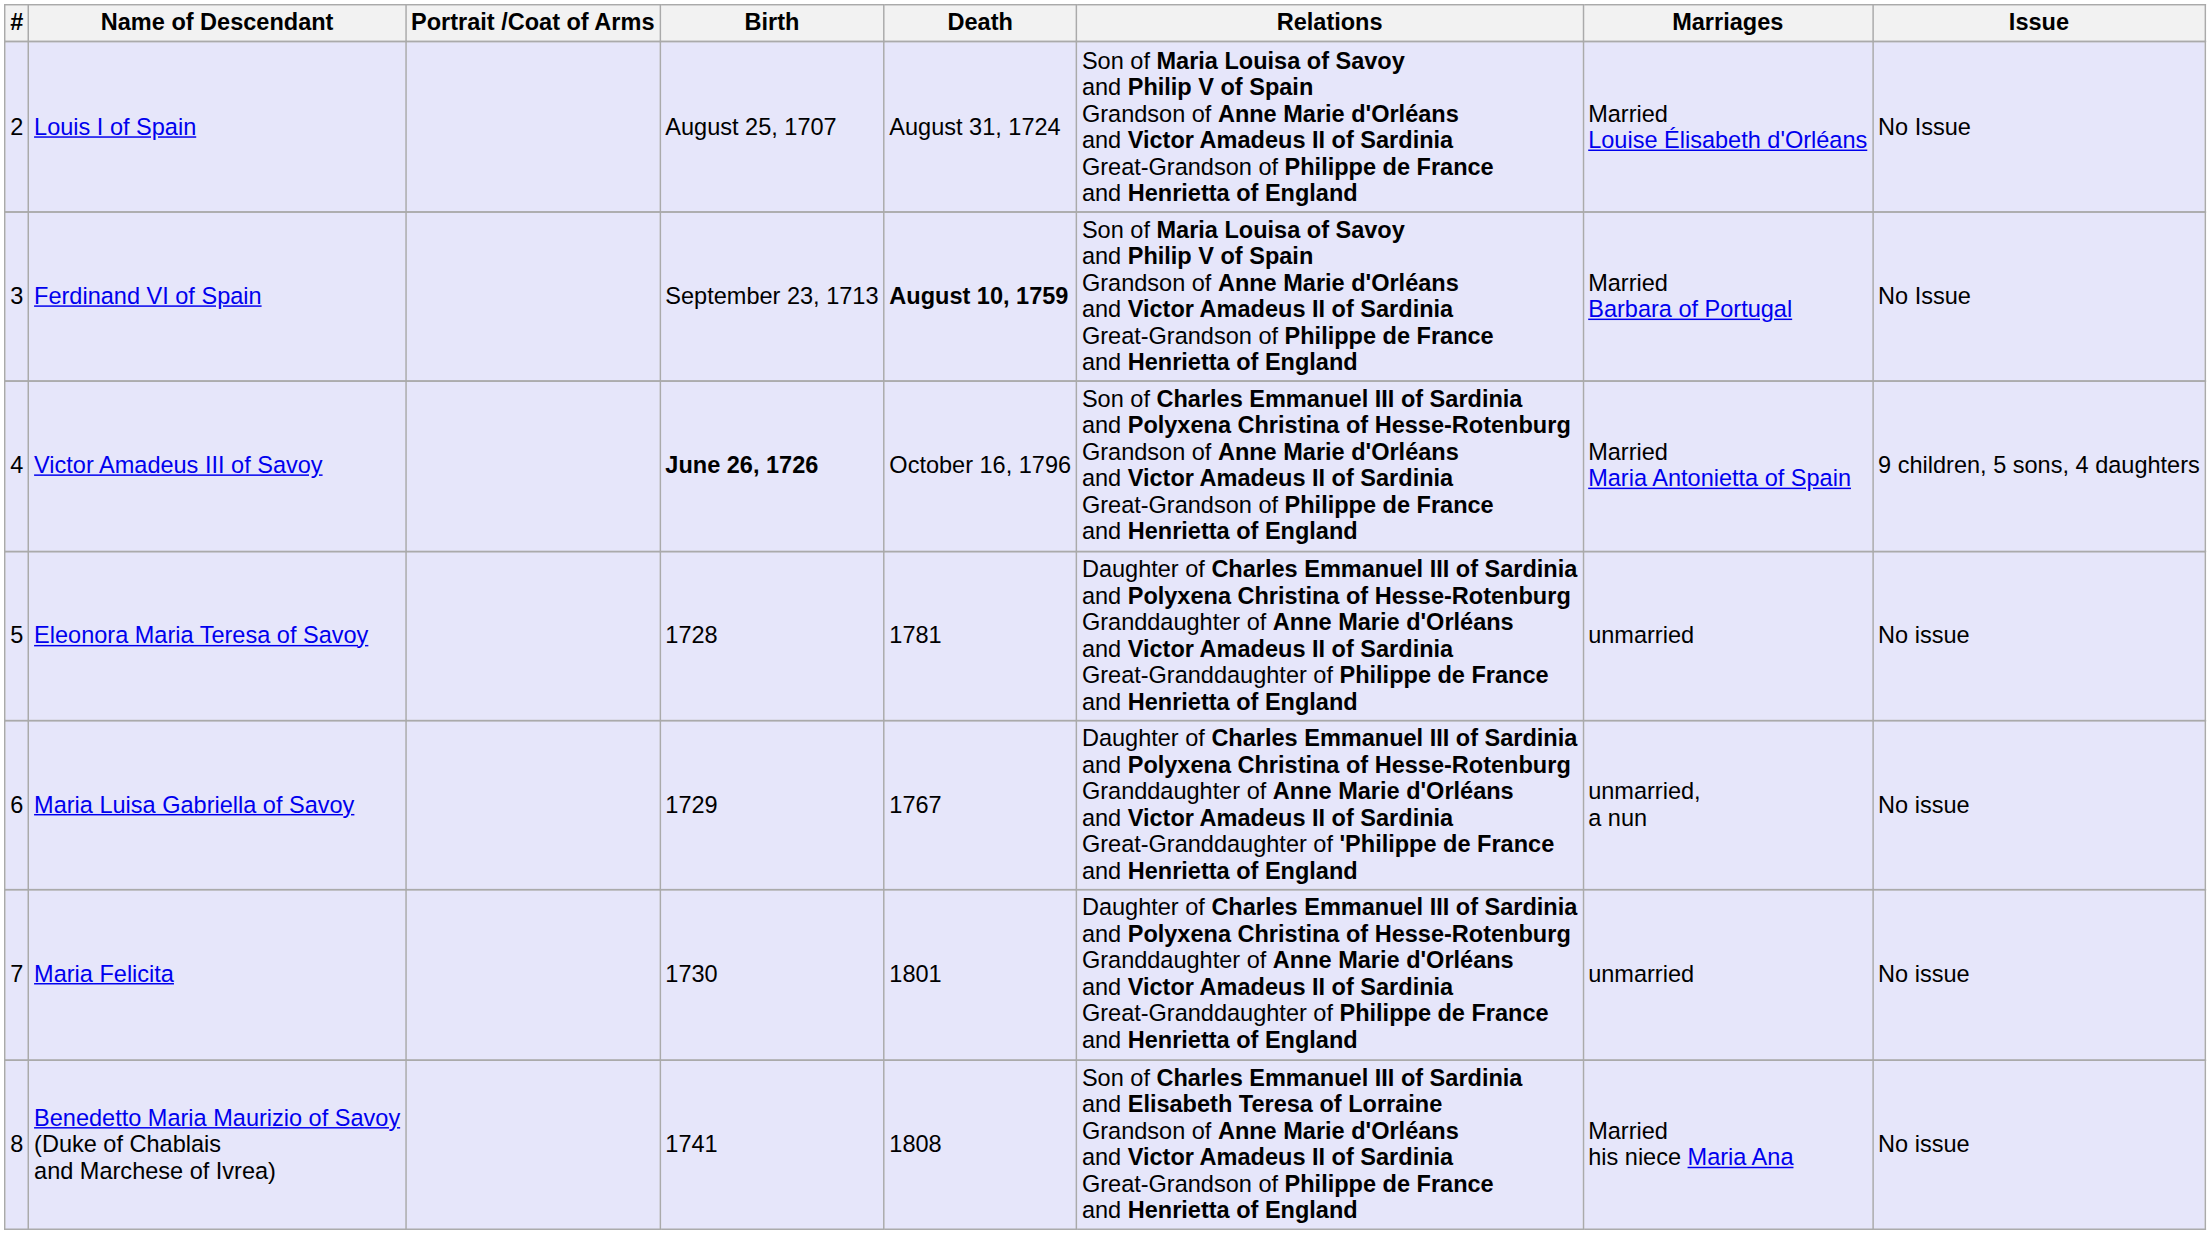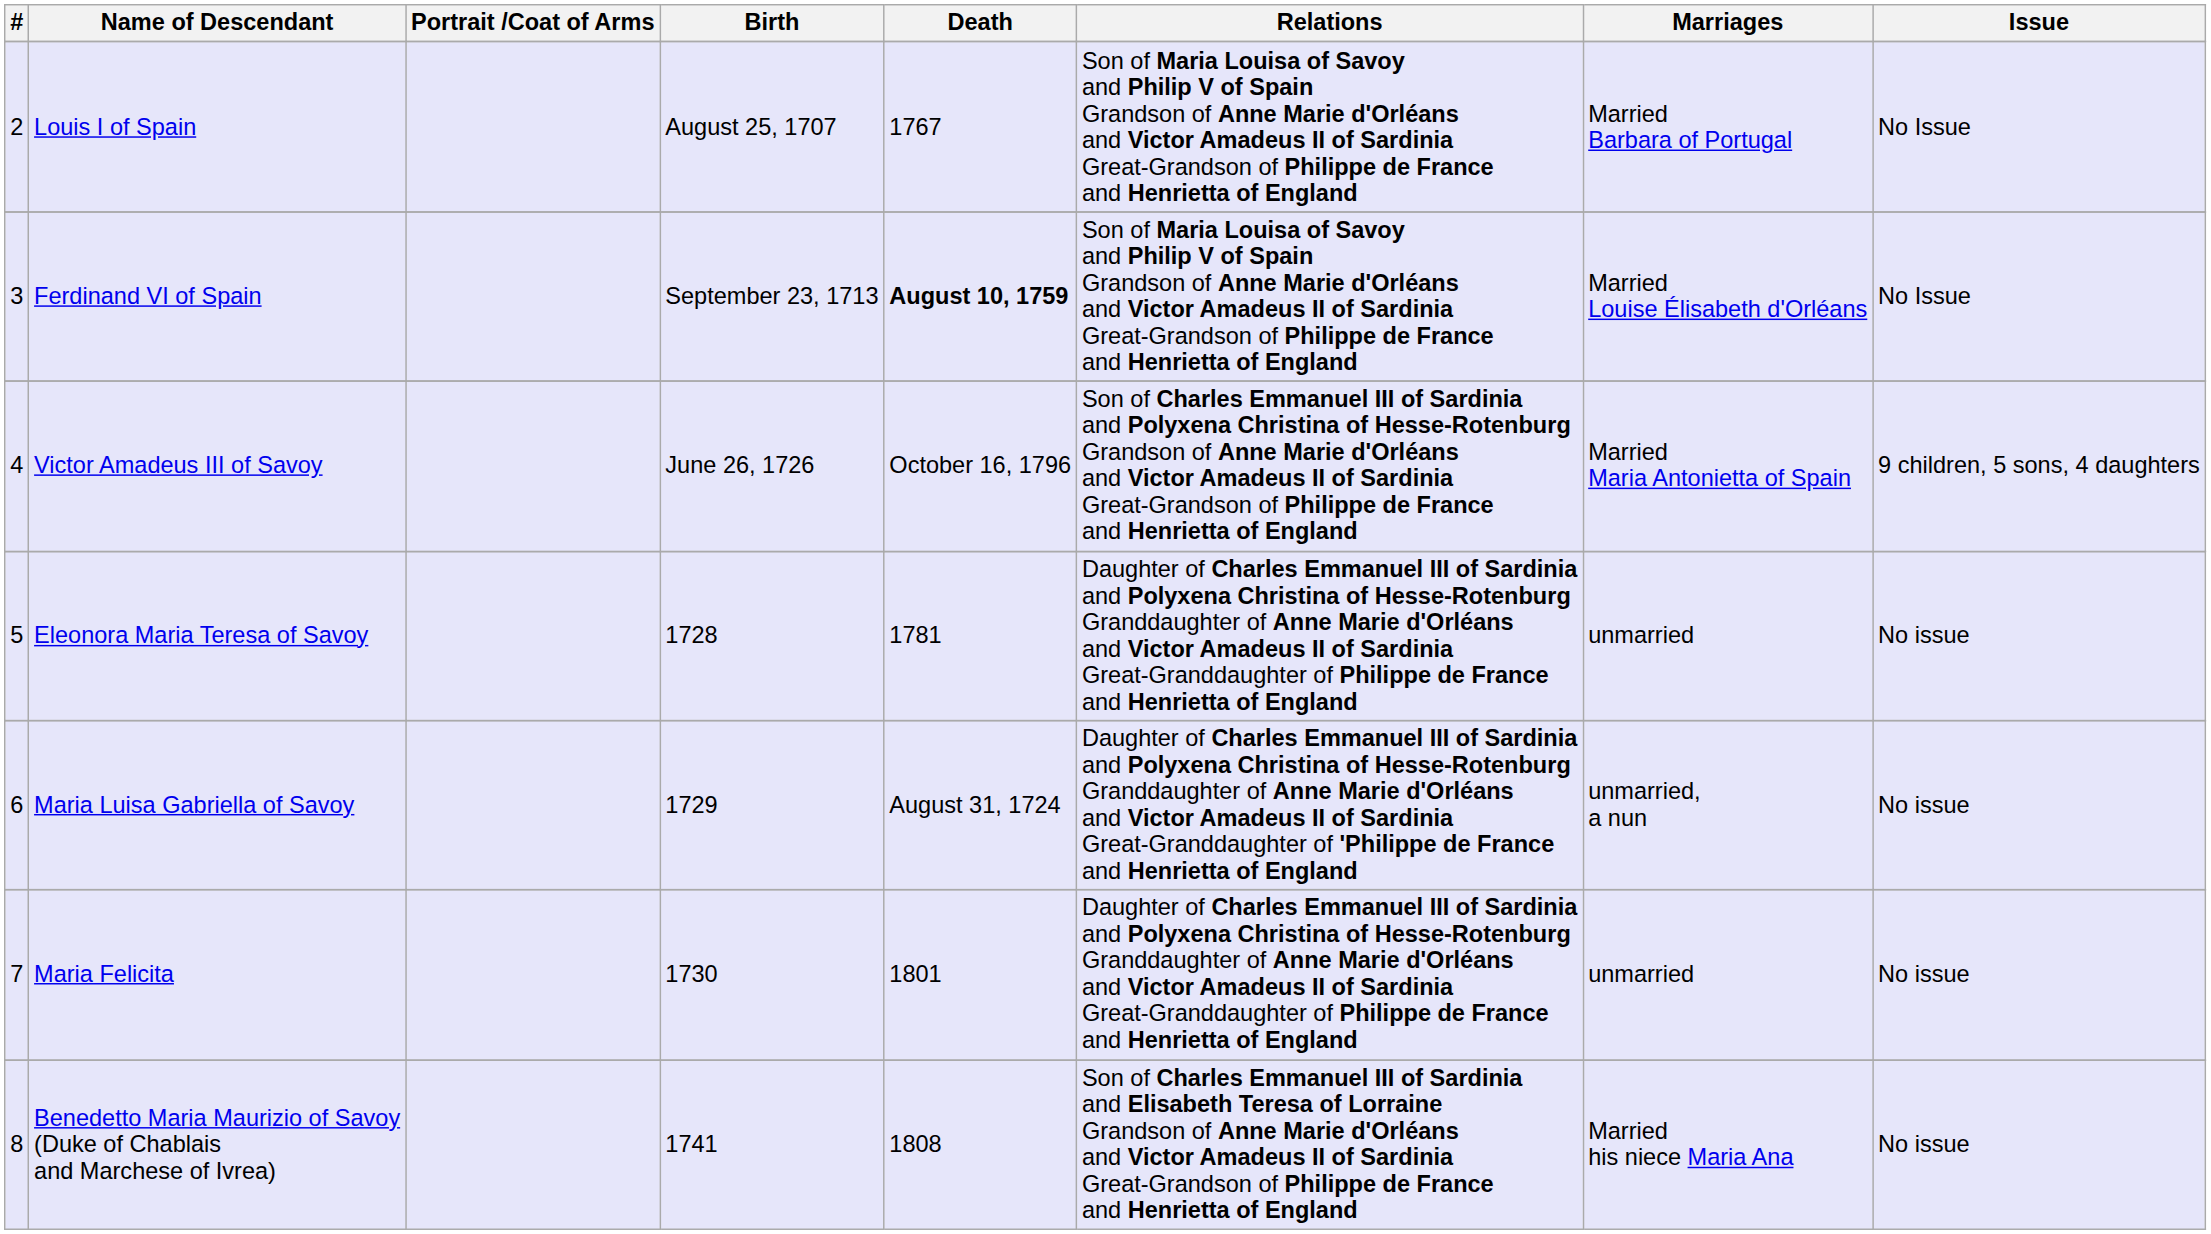(975, 126) August 31, 1724 -> (915, 126) 1767
(1728, 126) Married Louise Élisabeth d'Orléans -> (1690, 126) Married Barbara of Portugal
(1690, 296) Married Barbara of Portugal -> (1728, 296) Married Louise Élisabeth d'Orléans
(742, 465) bold -> (740, 465) normal
(915, 805) 1767 -> (975, 805) August 31, 1724
